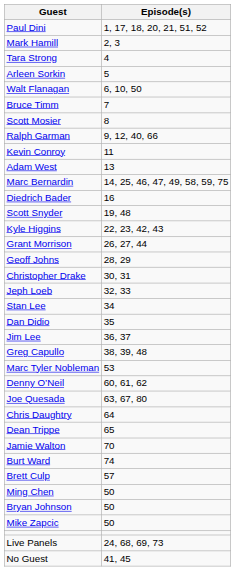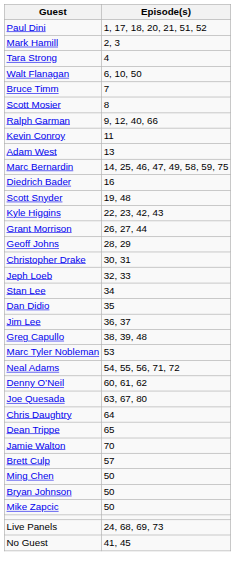- row: (36, 74)
+ row: (33, 368)
- row: (28, 461)
